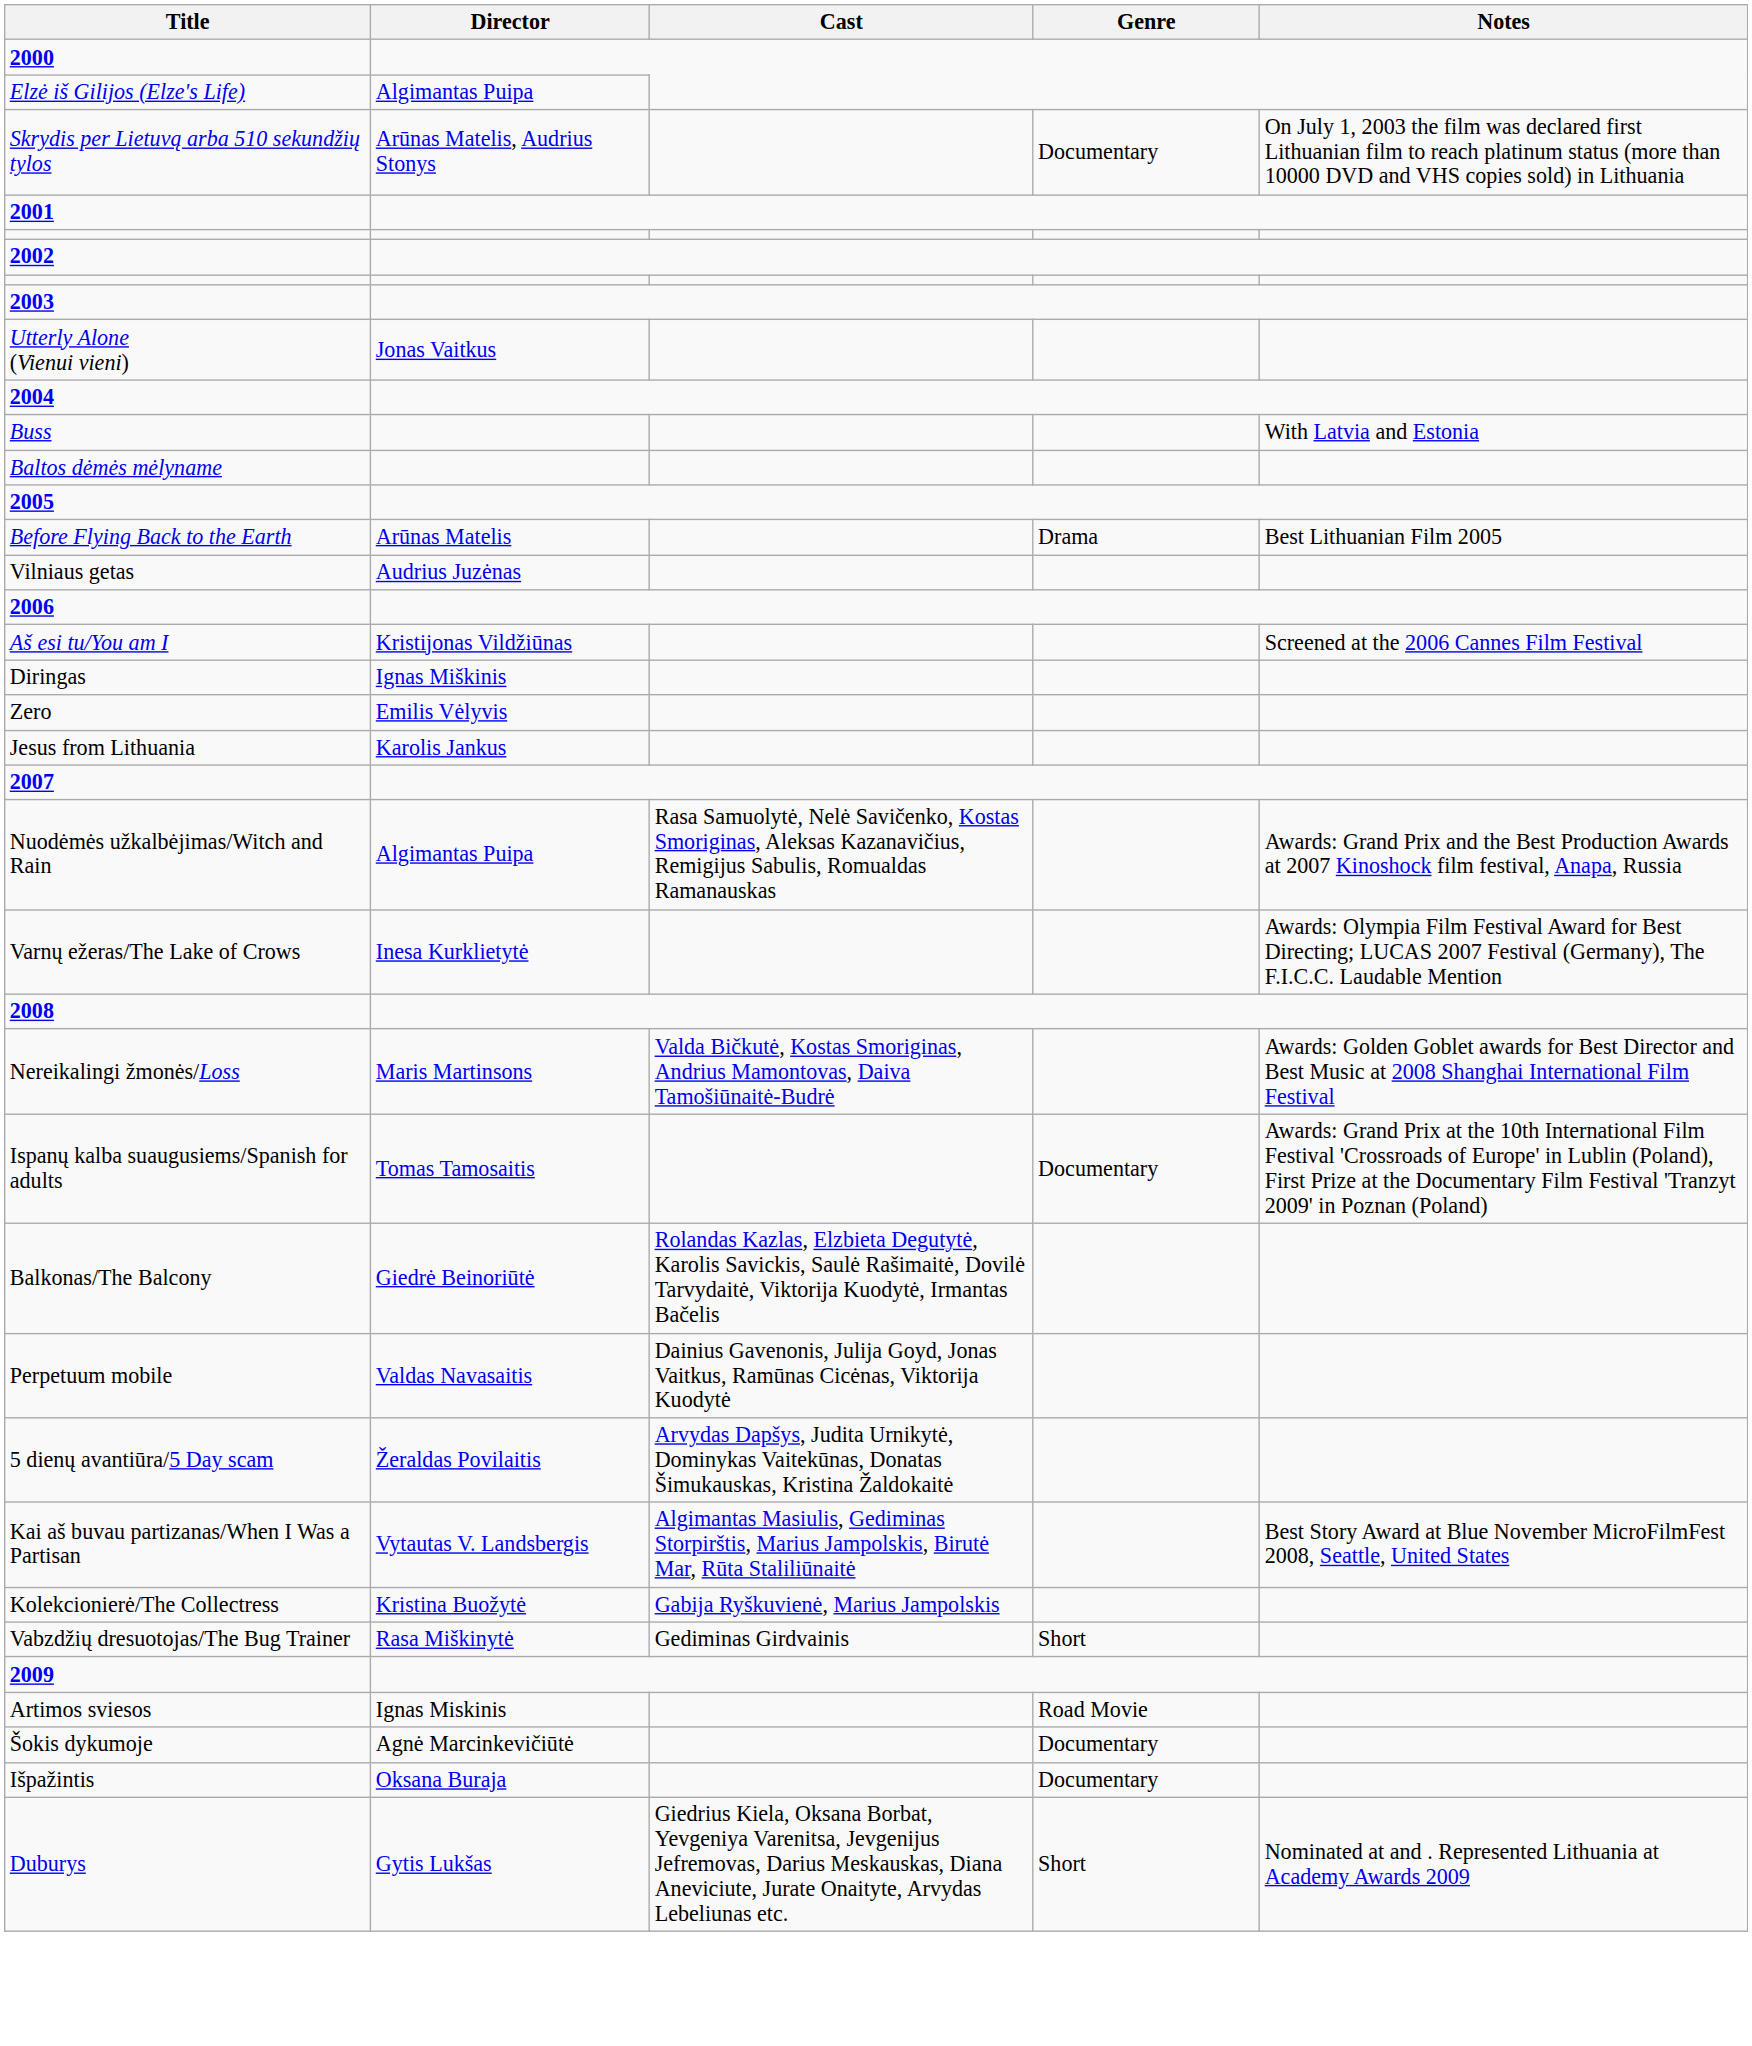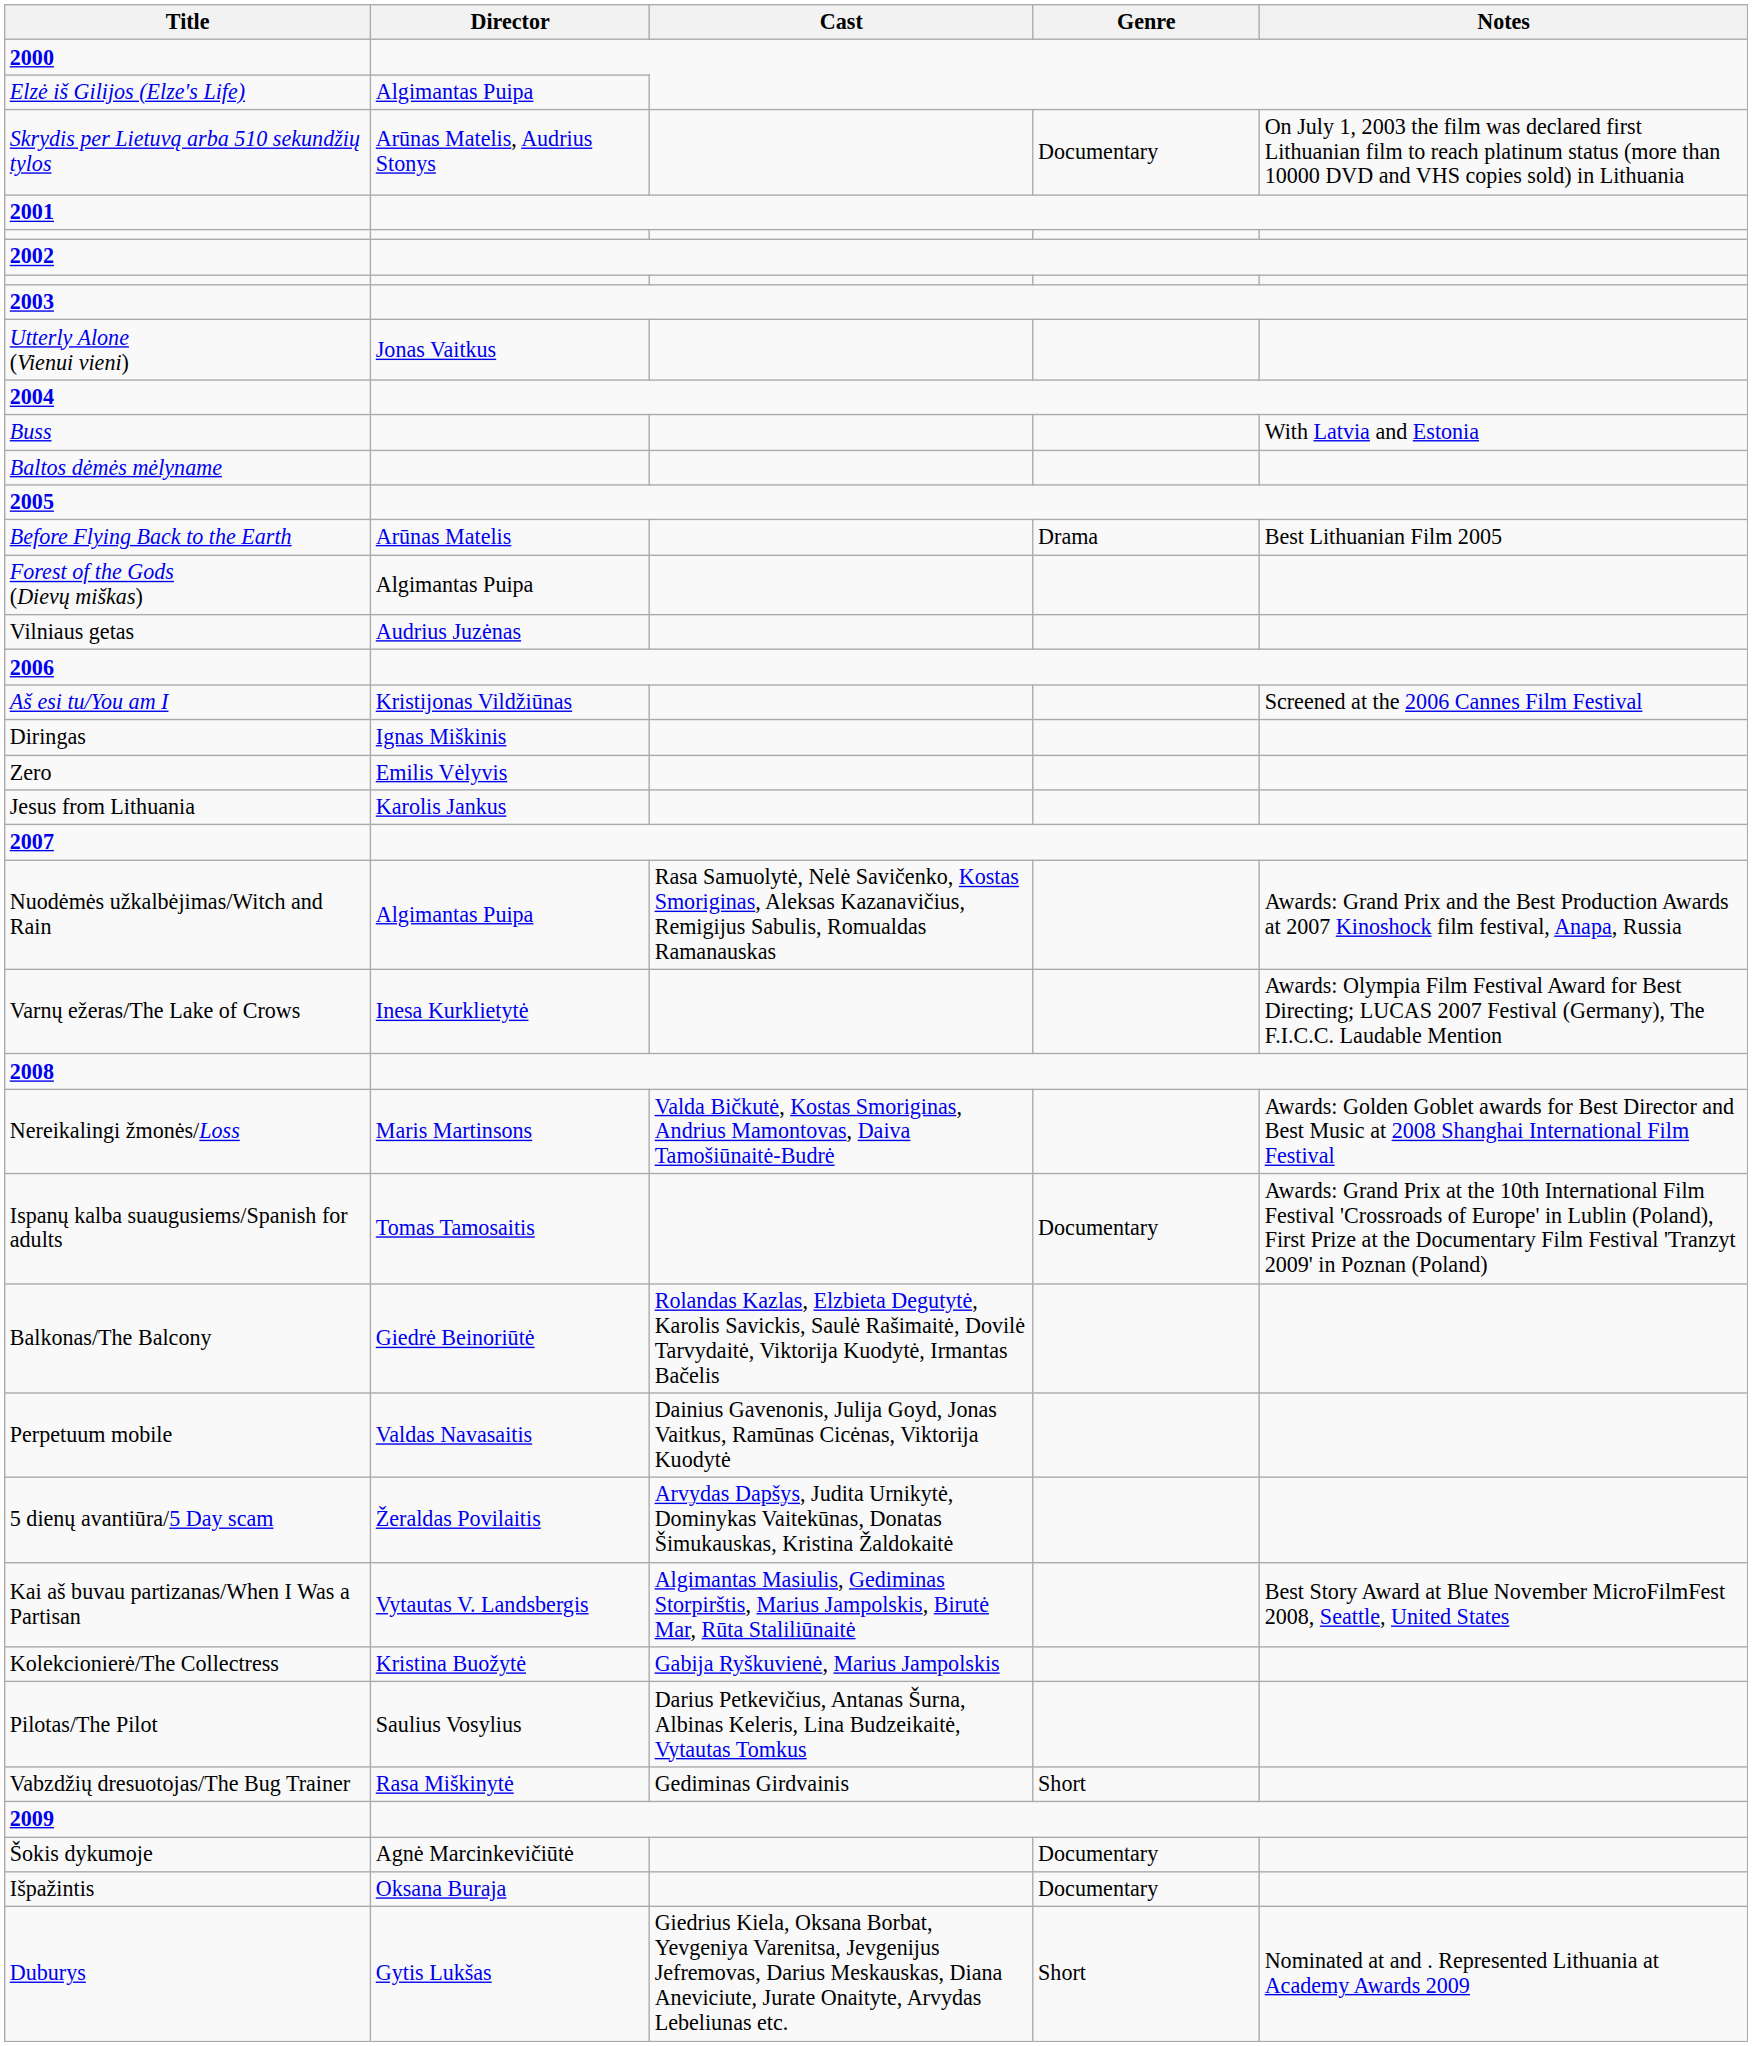+ row: (92, 584)
+ row: (84, 1724)
- row: (81, 1709)
